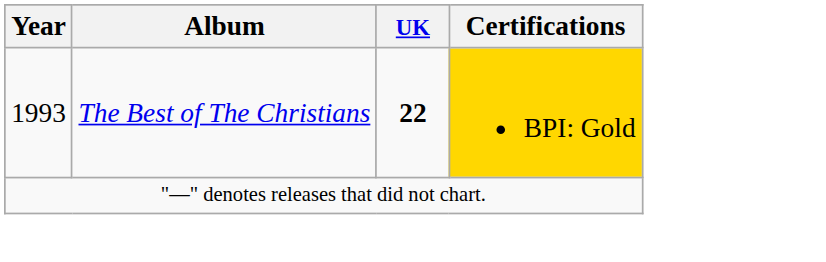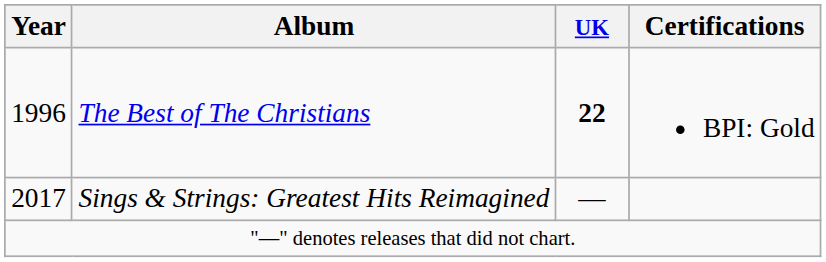(39, 112) 1993 -> (39, 112) 1996
(546, 128) gold background -> (725, 128) no background
+ row: (314, 198)
